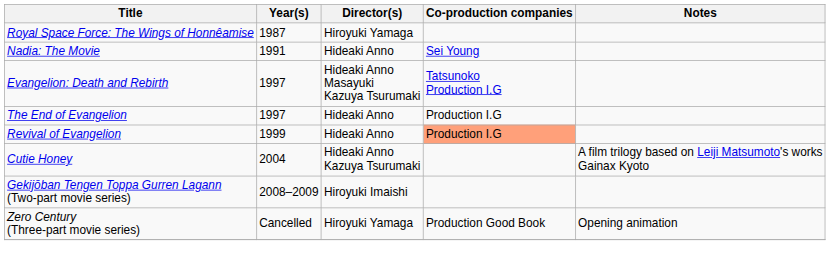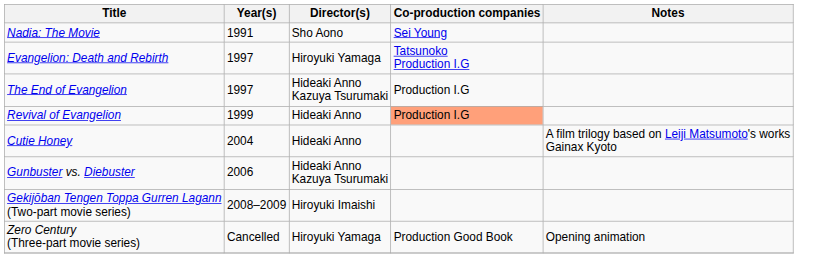- row: (130, 32)
(359, 51) Hideaki Anno -> (317, 32) Sho Aono
(372, 83) Hideaki Anno Masayuki Kazuya Tsurumaki -> (336, 58) Hiroyuki Yamaga
(359, 115) Hideaki Anno -> (340, 90) Hideaki Anno Kazuya Tsurumaki
(372, 159) Hideaki Anno Kazuya Tsurumaki -> (327, 141) Hideaki Anno
+ row: (71, 173)
